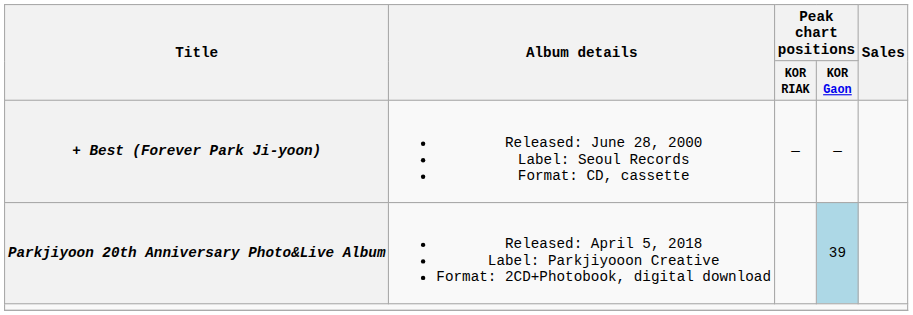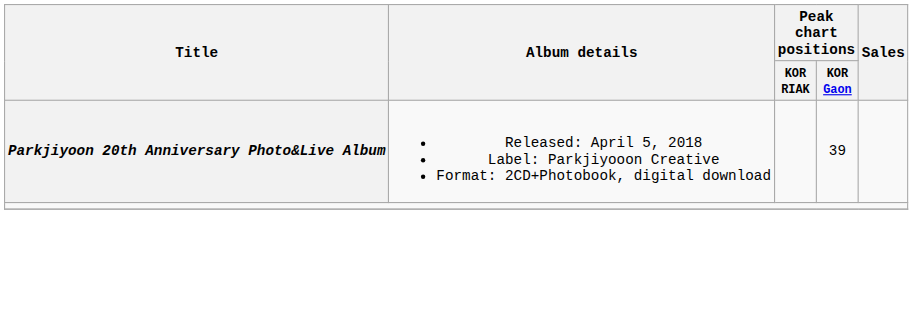- row: (197, 151)
(837, 253) lightblue background -> (837, 151) no background
